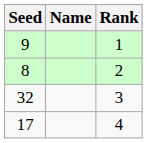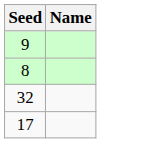- column: (119, 17)
